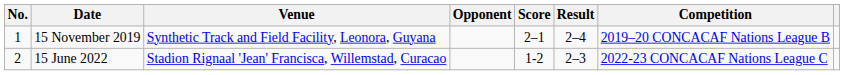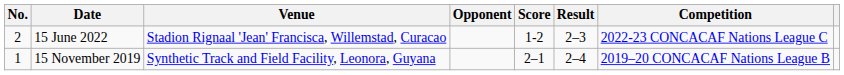rows swapped: (87, 37) <-> (71, 59)
